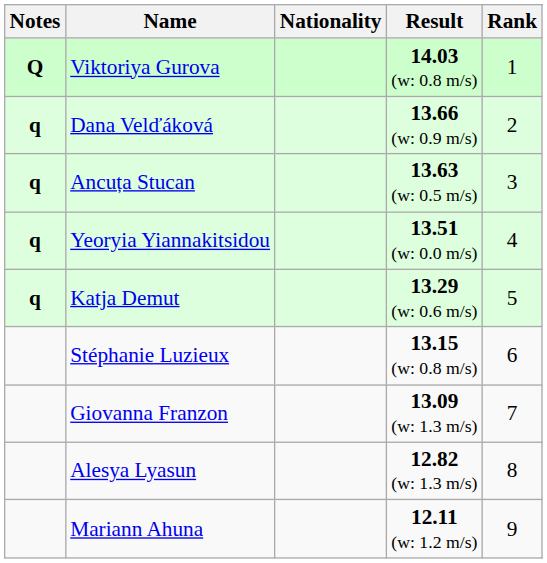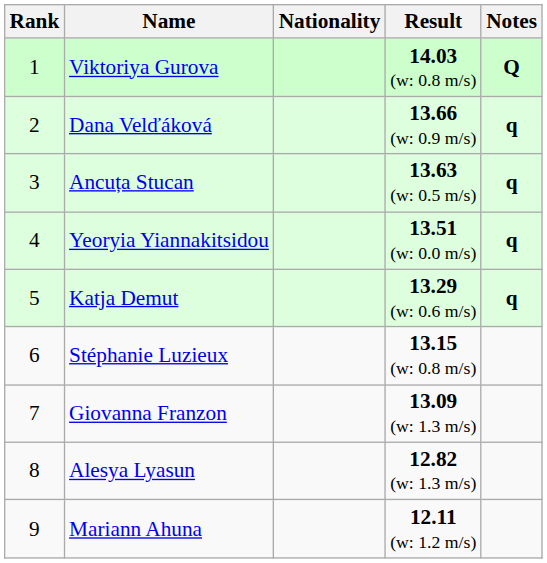columns swapped: (512, 21) <-> (35, 21)
